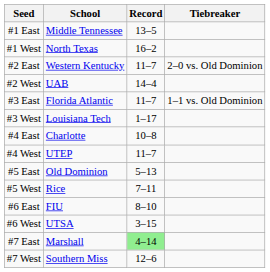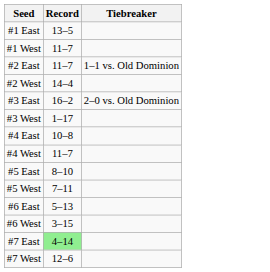- column: (85, 13)
(146, 48) 16–2 -> (62, 48) 11–7
(215, 66) 2–0 vs. Old Dominion -> (131, 66) 1–1 vs. Old Dominion
(146, 101) 11–7 -> (62, 101) 16–2
(215, 101) 1–1 vs. Old Dominion -> (131, 101) 2–0 vs. Old Dominion
(146, 171) 5–13 -> (62, 171) 8–10
(146, 206) 8–10 -> (62, 206) 5–13
